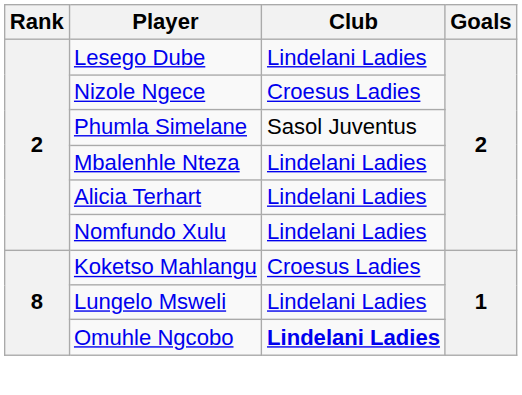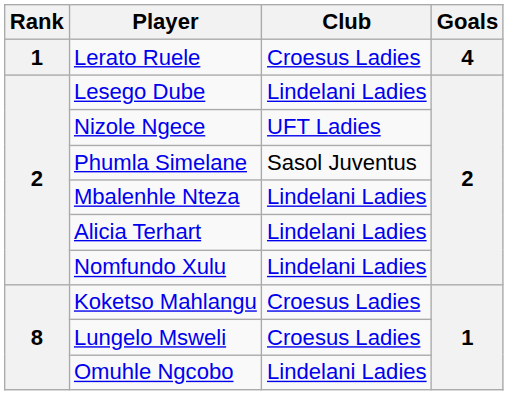+ row: (137, 57)
(344, 92) Croesus Ladies -> (324, 127) UFT Ladies
(347, 302) Lindelani Ladies -> (344, 337) Croesus Ladies
(354, 337) bold -> (347, 372) normal
